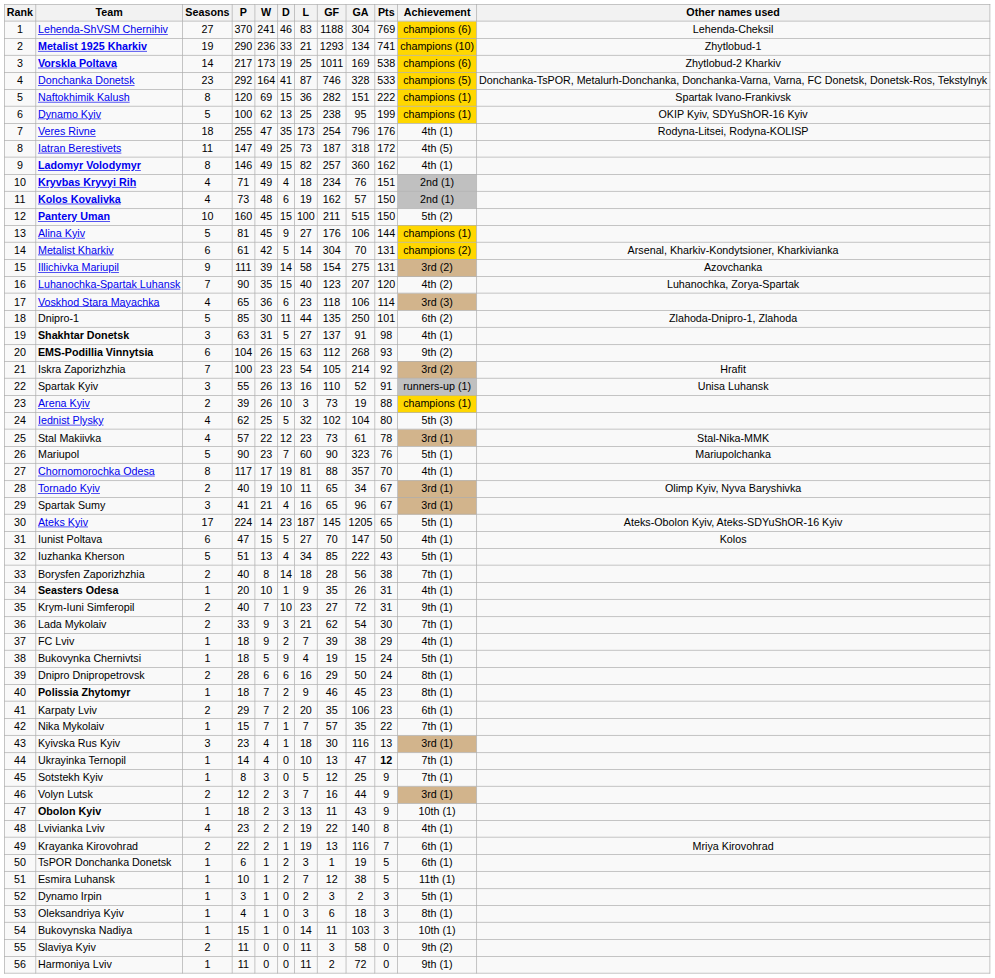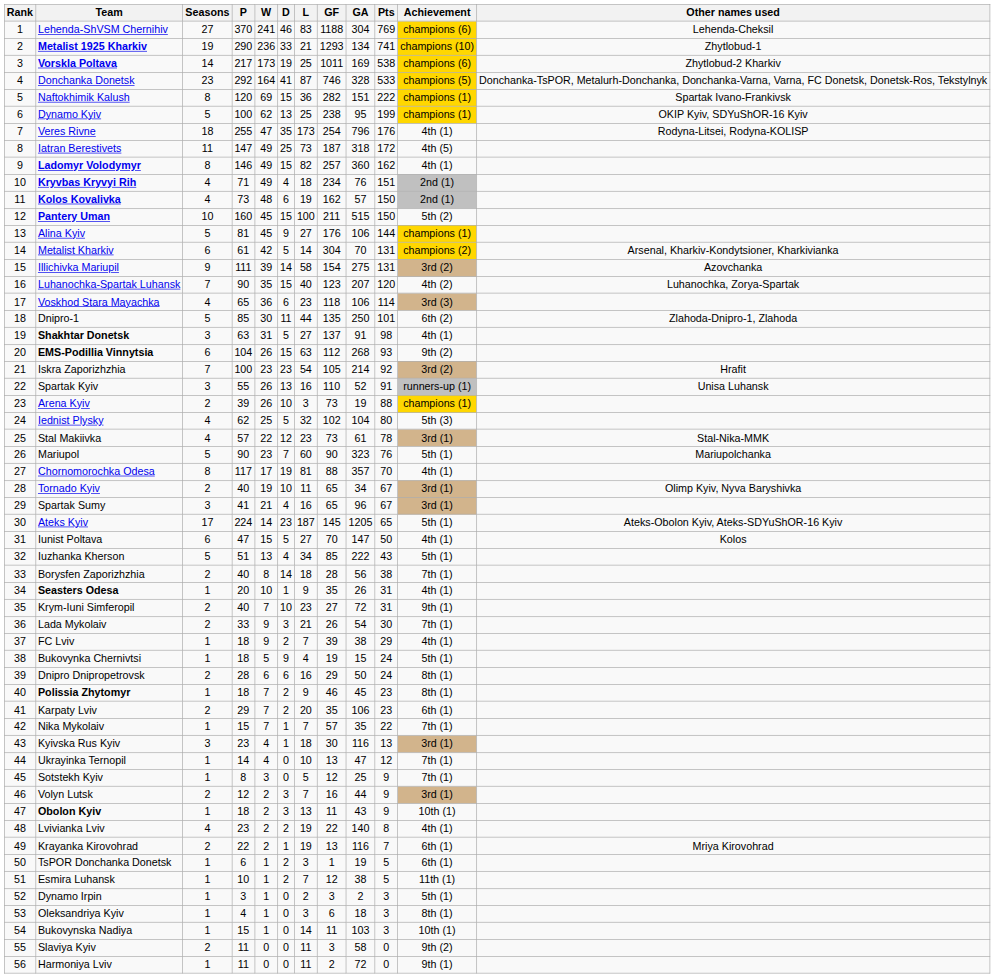(332, 625) 62 -> (332, 625) 26
(386, 761) bold -> (386, 761) normal
